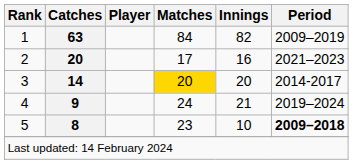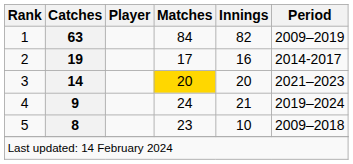(75, 59) 20 -> (75, 59) 19
(310, 59) 2021–2023 -> (308, 59) 2014-2017
(308, 81) 2014-2017 -> (310, 81) 2021–2023
(310, 125) bold -> (310, 125) normal
